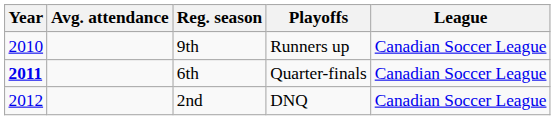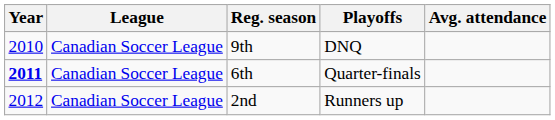columns swapped: (461, 18) <-> (110, 18)
(310, 45) Runners up -> (343, 45) DNQ
(289, 100) DNQ -> (364, 100) Runners up
